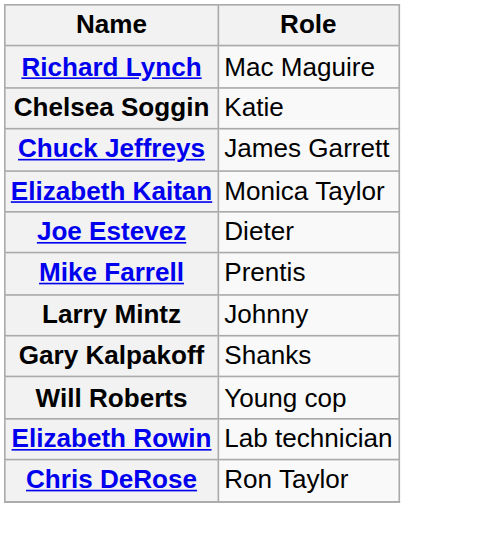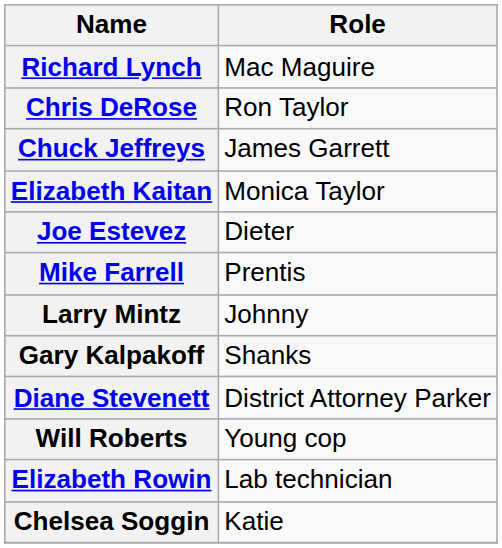rows swapped: (112, 480) <-> (112, 107)
+ row: (112, 397)
